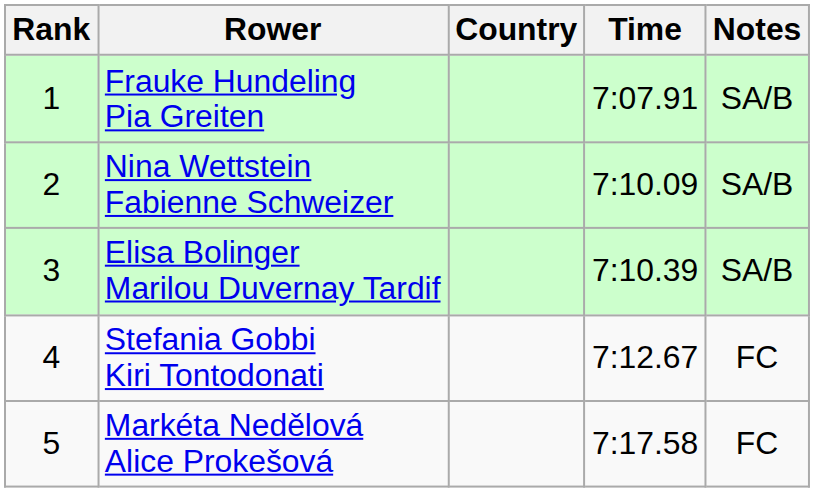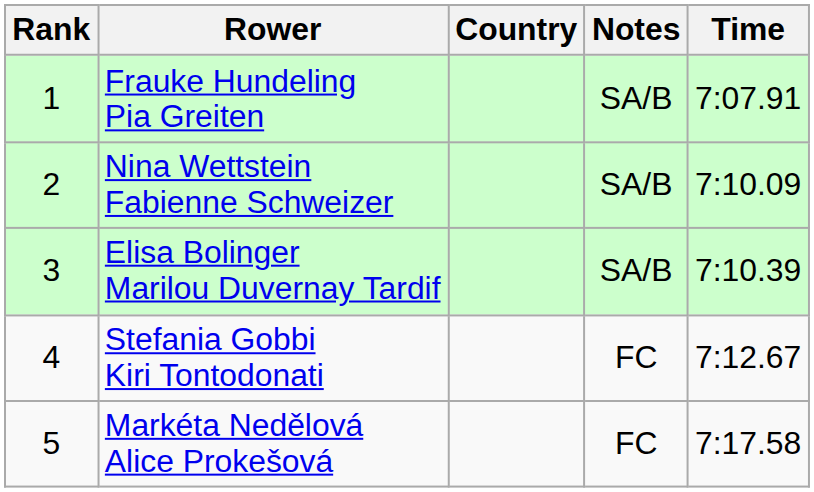columns swapped: (645, 29) <-> (757, 29)
